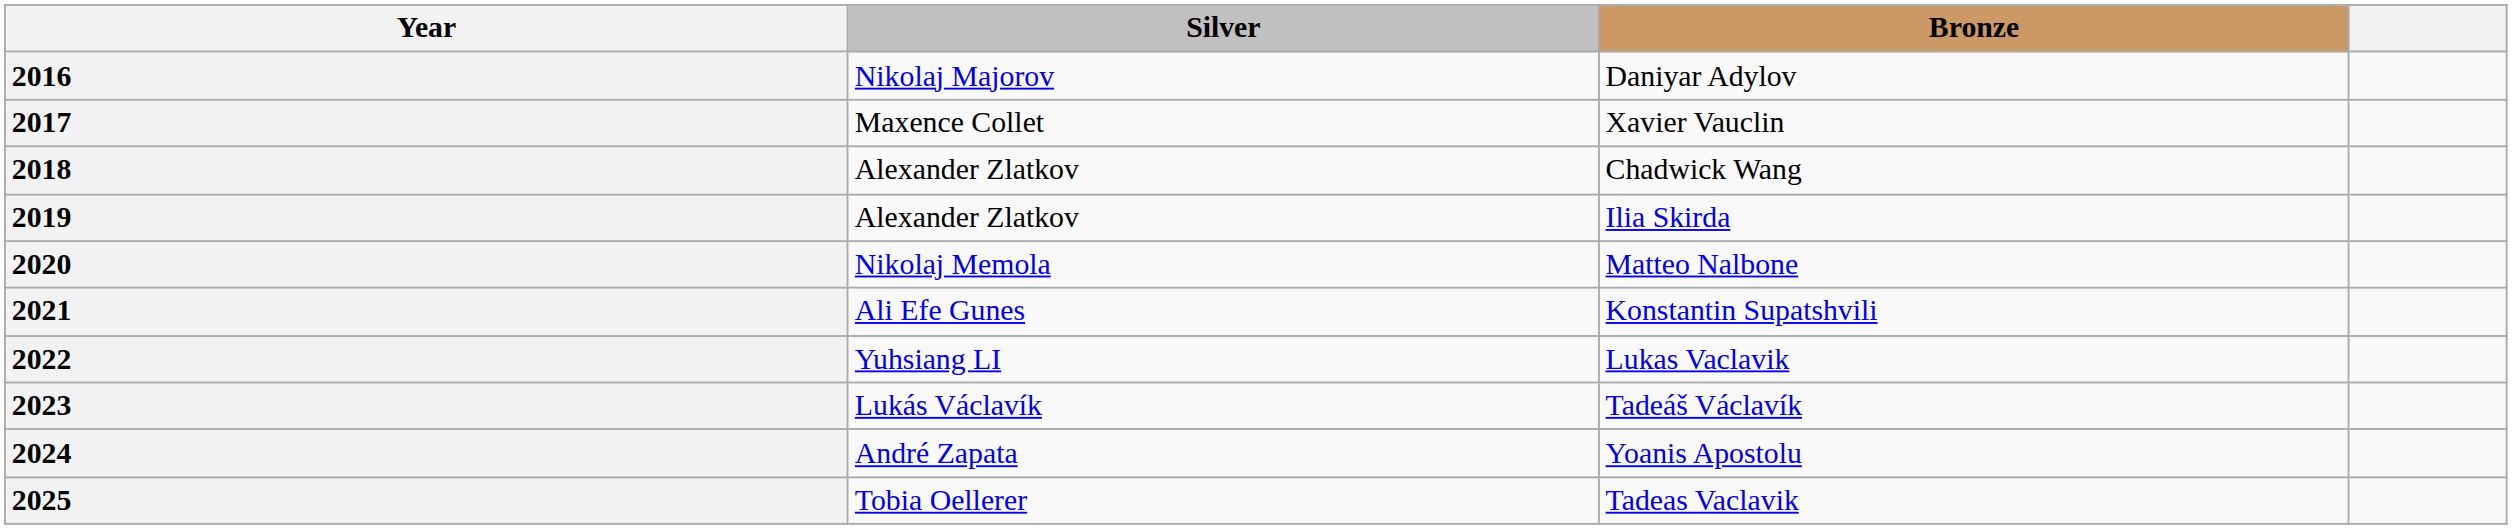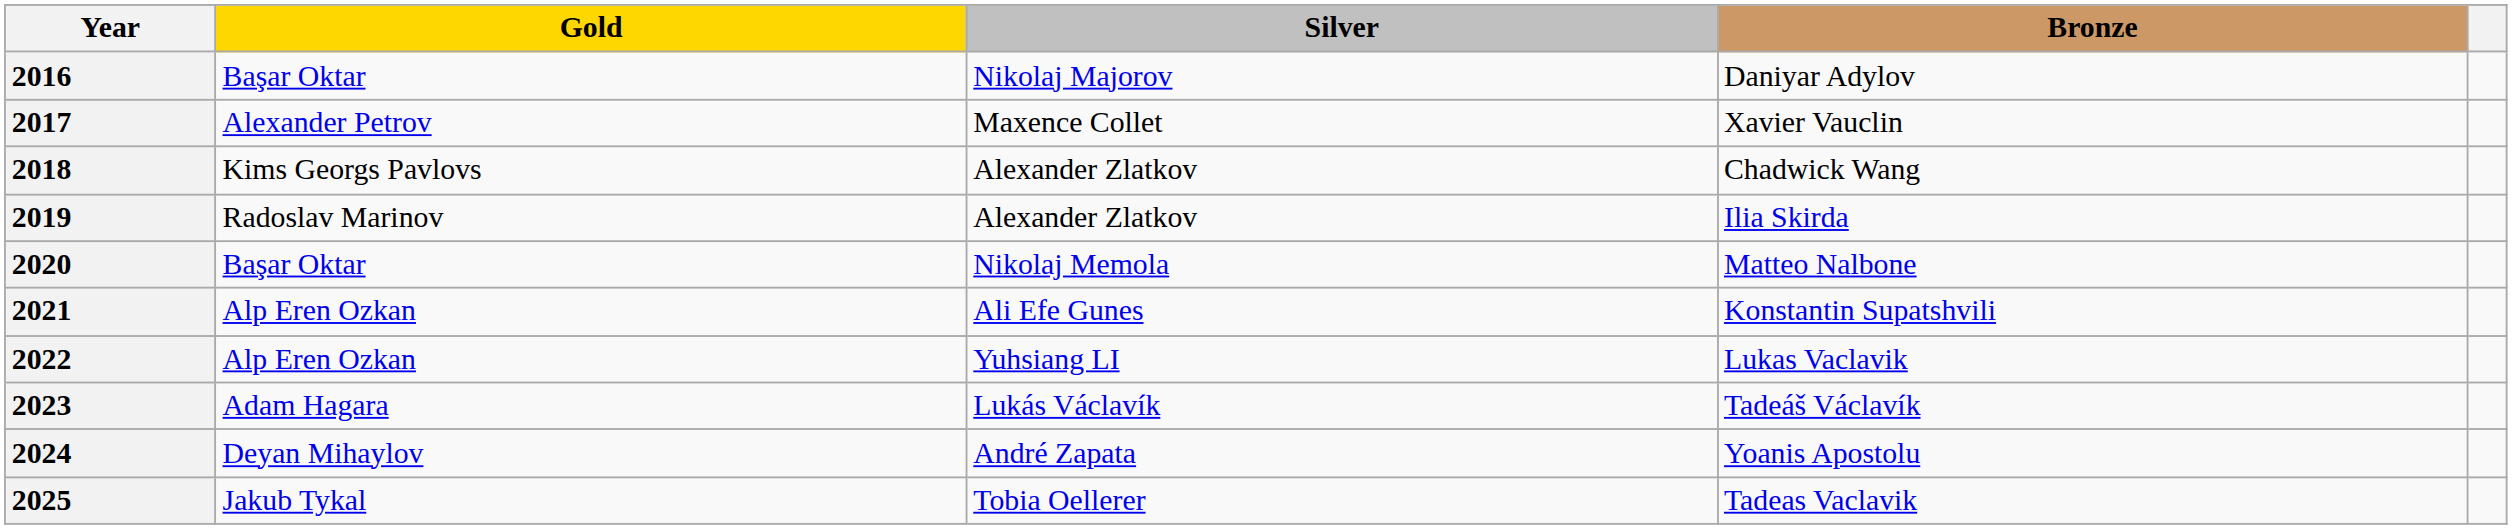+ column: (591, 28)
